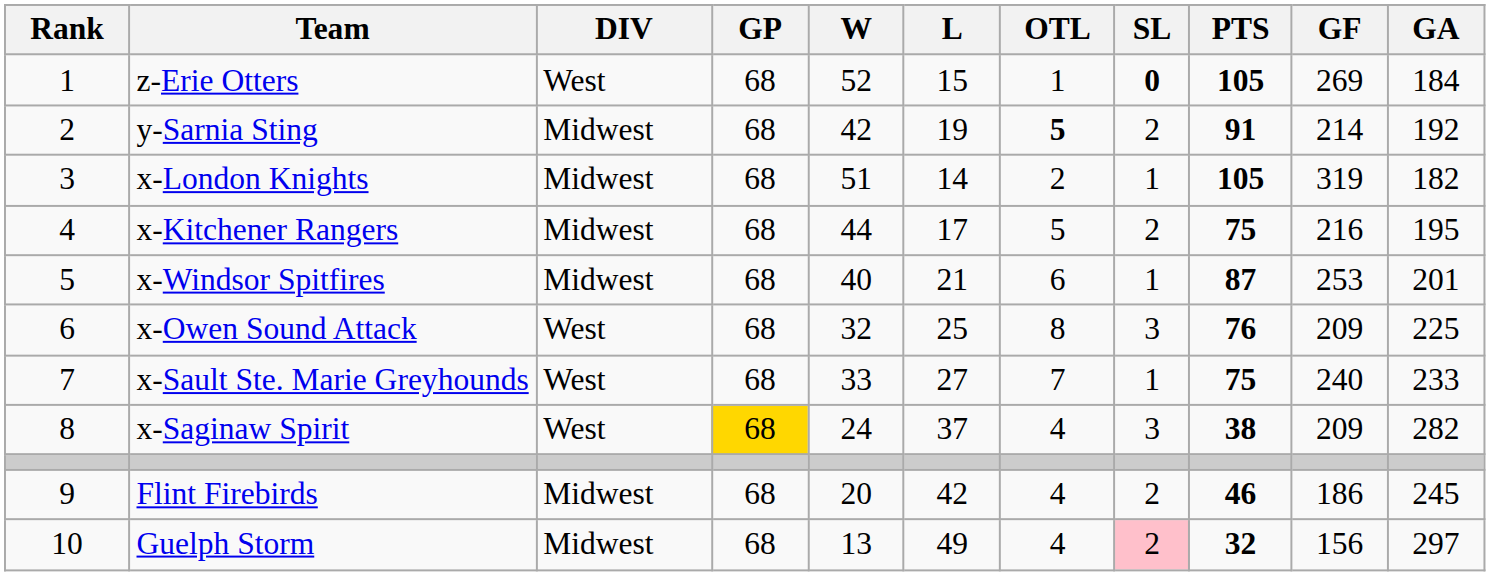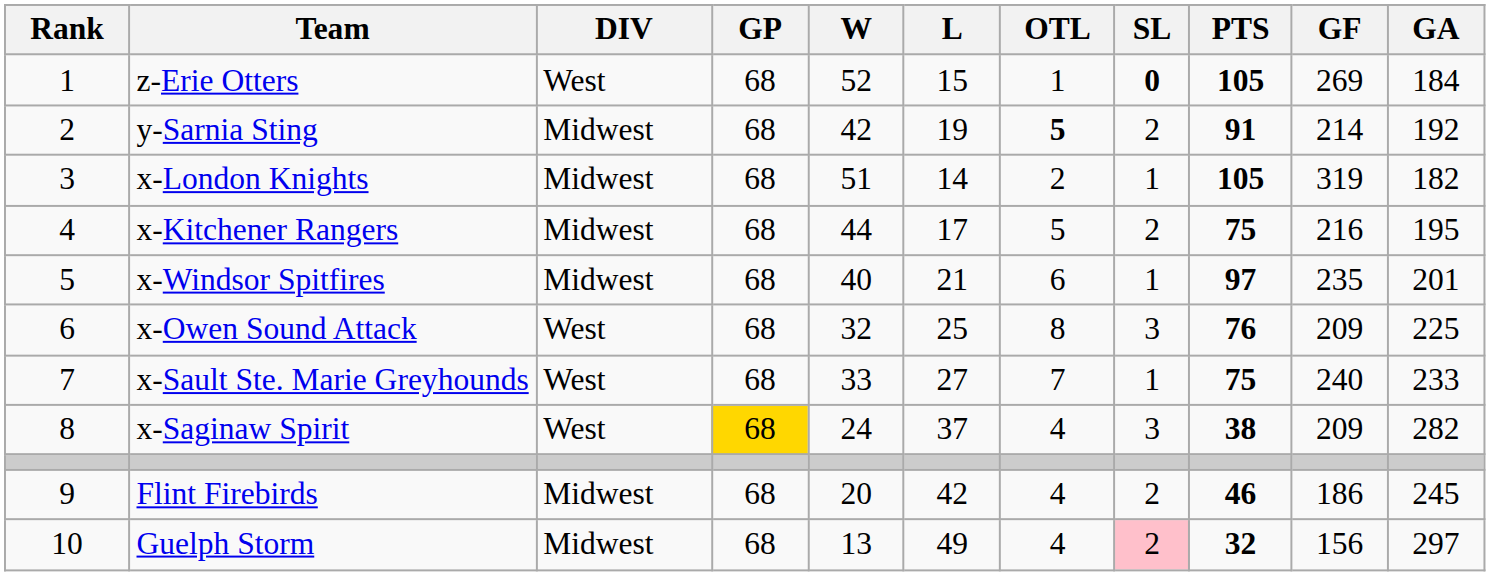(1241, 279) 87 -> (1241, 279) 97
(1340, 279) 253 -> (1340, 279) 235
